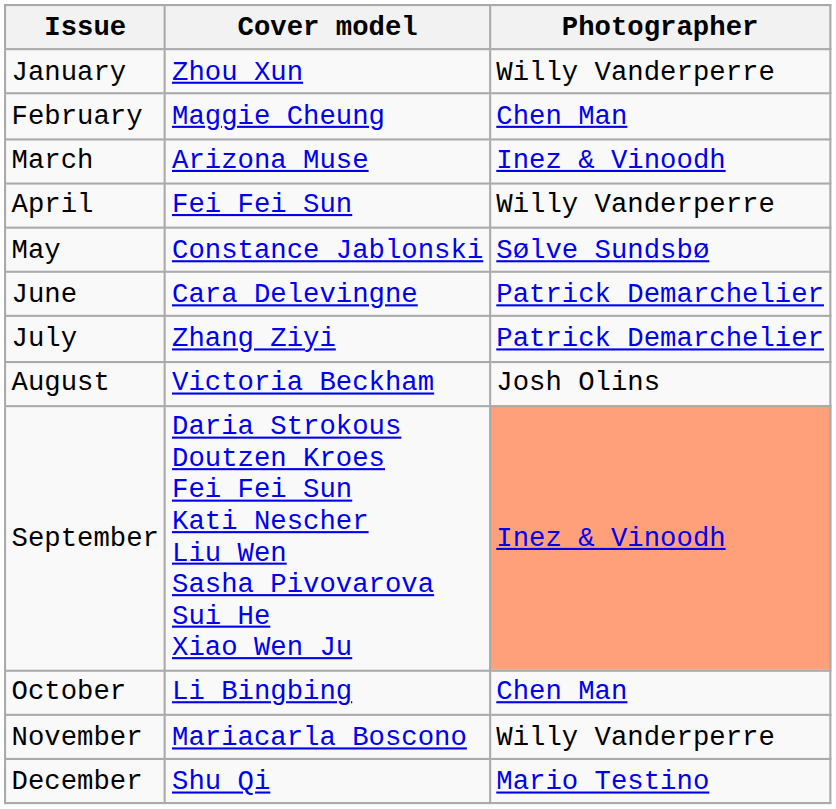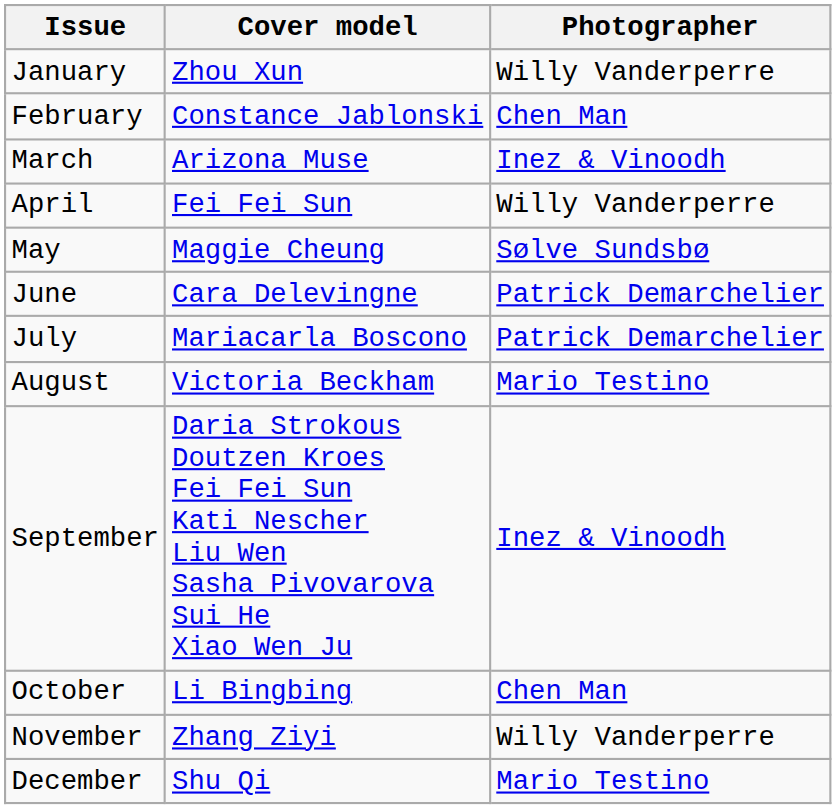(278, 116) Maggie Cheung -> (328, 116) Constance Jablonski
(328, 250) Constance Jablonski -> (278, 250) Maggie Cheung
(254, 339) Zhang Ziyi -> (319, 339) Mariacarla Boscono
(578, 383) Josh Olins -> (603, 383) Mario Testino
(611, 538) lightsalmon background -> (611, 538) no background
(319, 737) Mariacarla Boscono -> (254, 737) Zhang Ziyi
